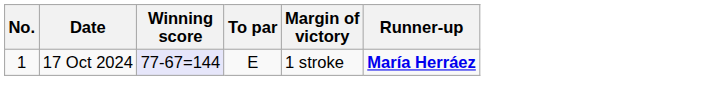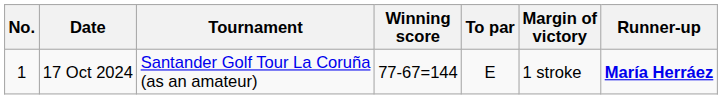+ column: (256, 27)
(180, 63) lavender background -> (418, 72) no background
